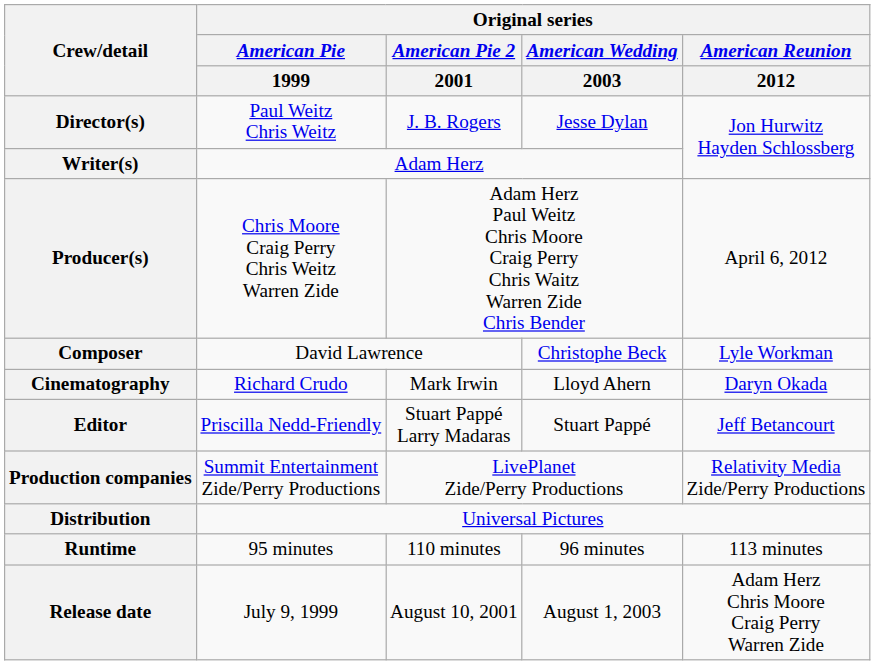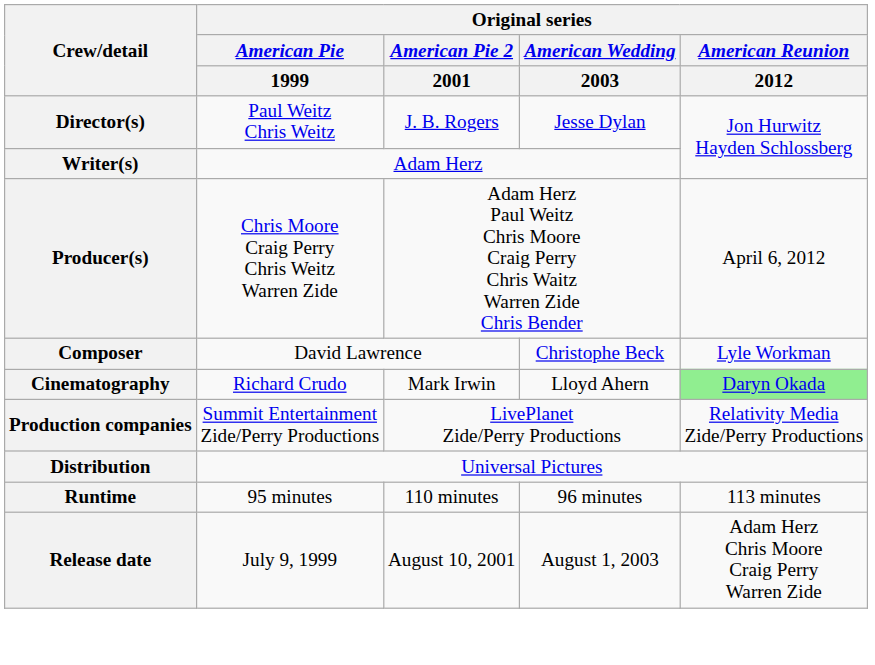(776, 384) no background -> (774, 384) lightgreen background
- row: (100, 425)
